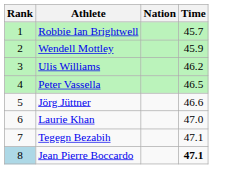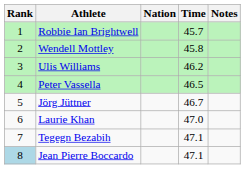+ column: (224, 13)
(193, 48) 45.9 -> (193, 48) 45.8
(193, 102) 46.6 -> (193, 102) 46.7
(193, 155) bold -> (193, 155) normal
